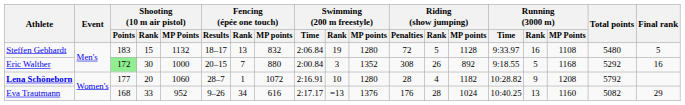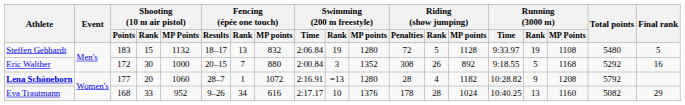(535, 50) 16 -> (535, 50) 19
(124, 65) lightgreen background -> (124, 65) no background
(337, 79) 10 -> (337, 79) =13
(337, 94) =13 -> (337, 94) 10
(407, 94) 176 -> (407, 94) 178
